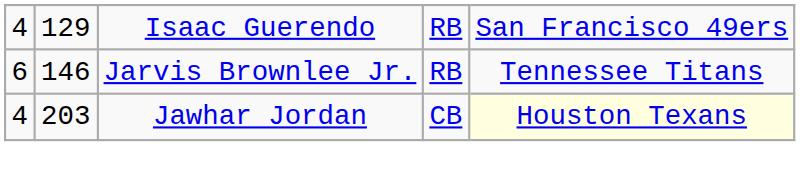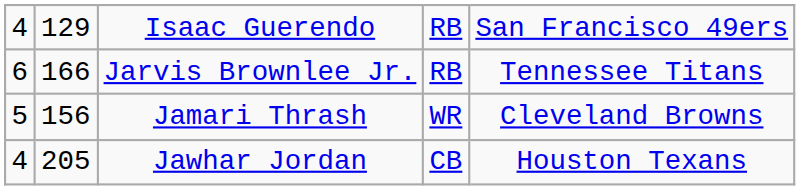(66, 72) 146 -> (66, 72) 166
+ row: (260, 117)
(66, 117) 203 -> (66, 162) 205
(632, 117) lightyellow background -> (632, 162) no background
